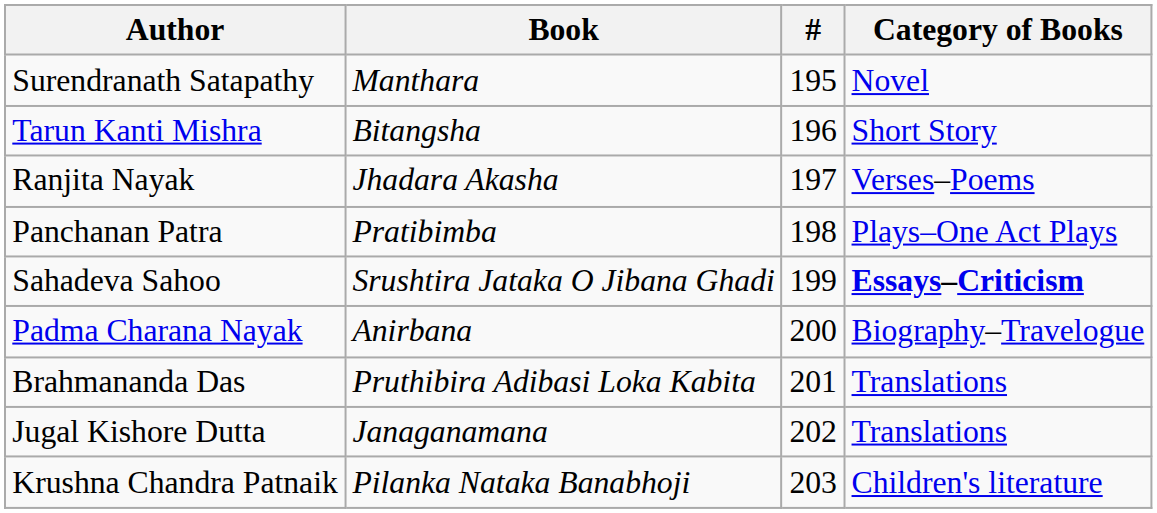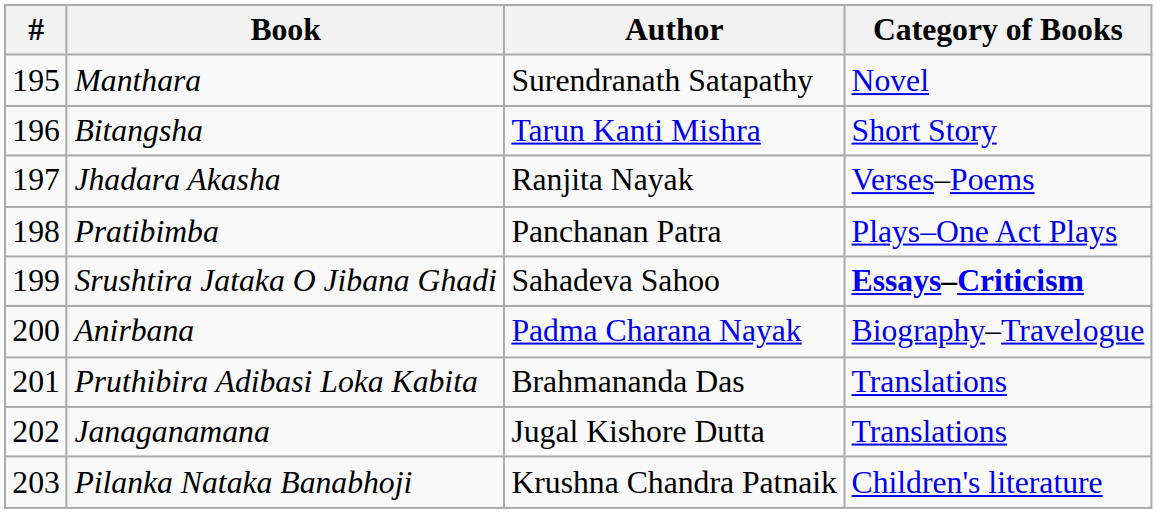columns swapped: (813, 29) <-> (175, 29)
